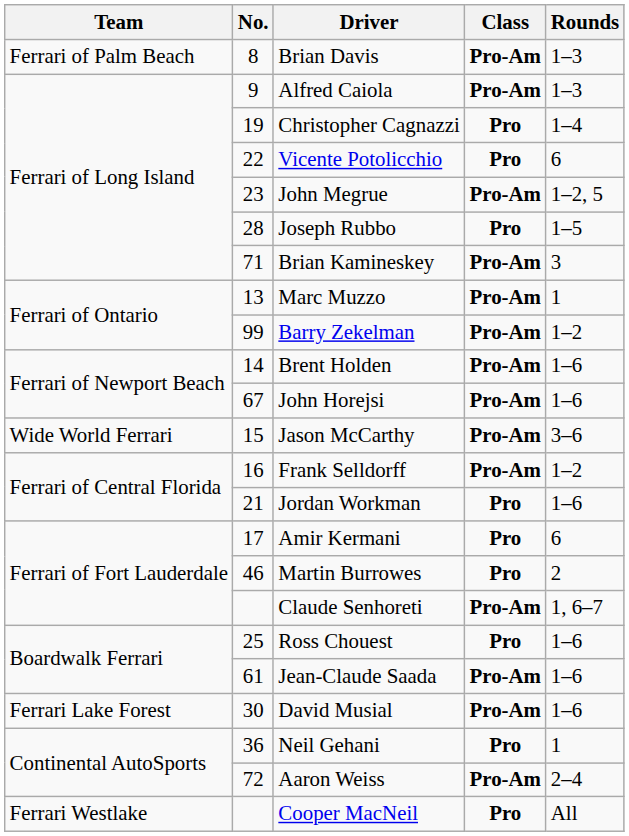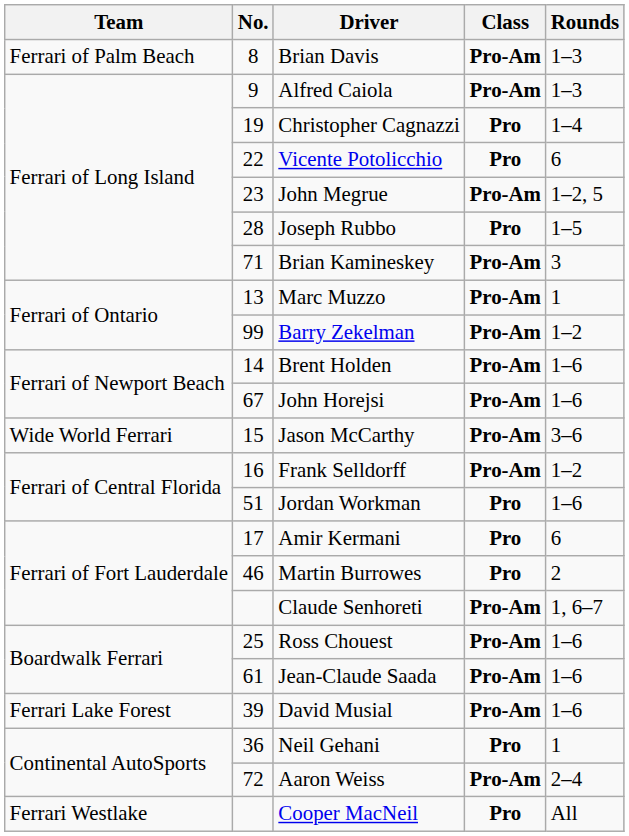(253, 504) 21 -> (253, 504) 51
(505, 641) Pro -> (505, 641) Pro-Am
(253, 710) 30 -> (253, 710) 39
